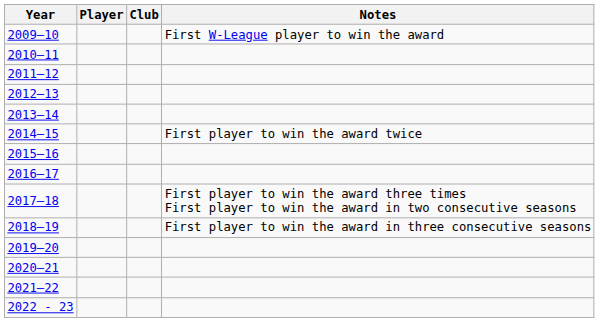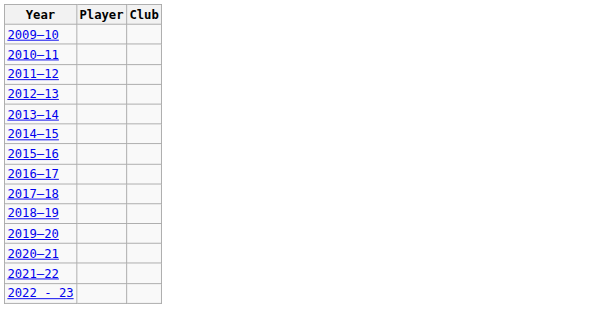- column: (378, 14)
